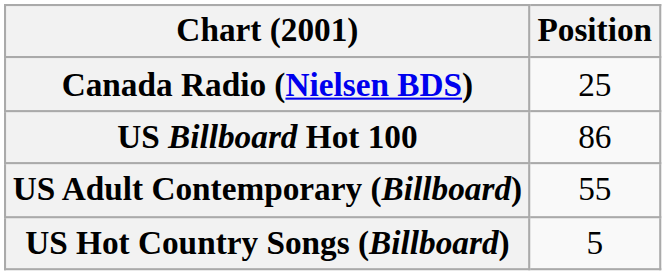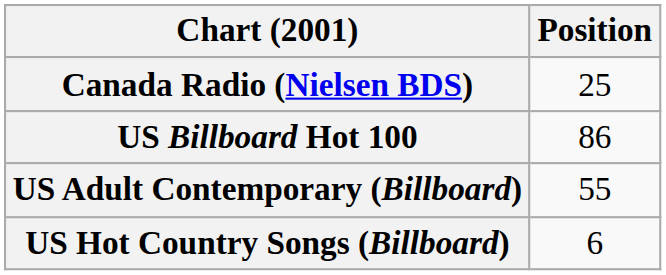(595, 242) 5 -> (595, 242) 6
